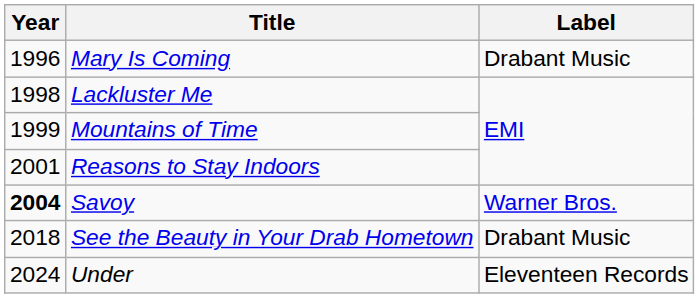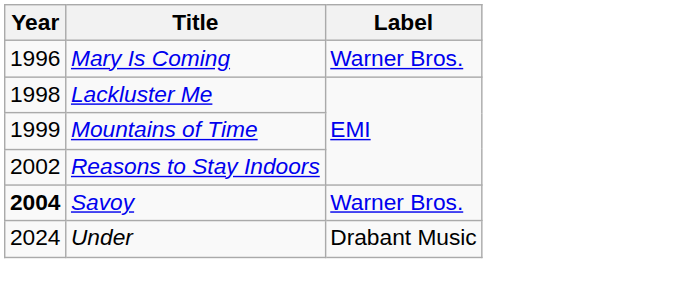(557, 58) Drabant Music -> (397, 58) Warner Bros.
(35, 166) 2001 -> (35, 166) 2002
- row: (272, 238)
(586, 274) Eleventeen Records -> (403, 238) Drabant Music
